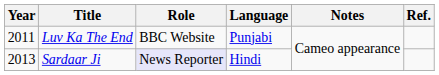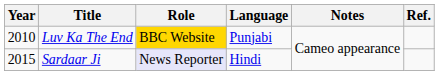(21, 37) 2011 -> (22, 37) 2010
(177, 37) no background -> (177, 37) gold background
(22, 59) 2013 -> (22, 59) 2015
